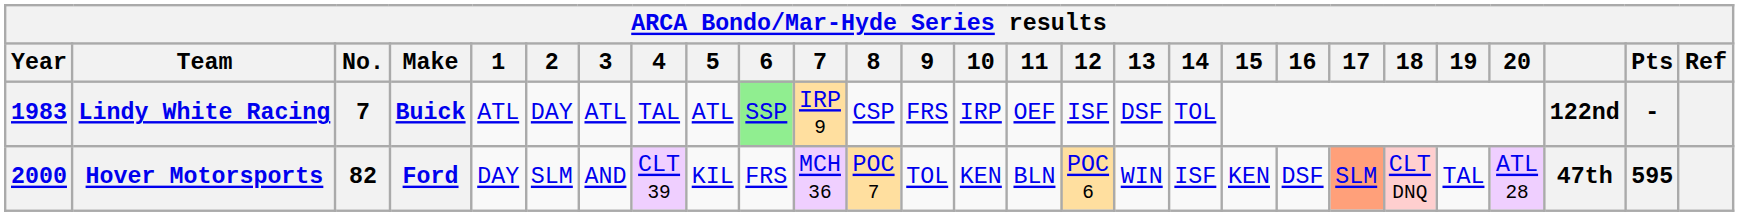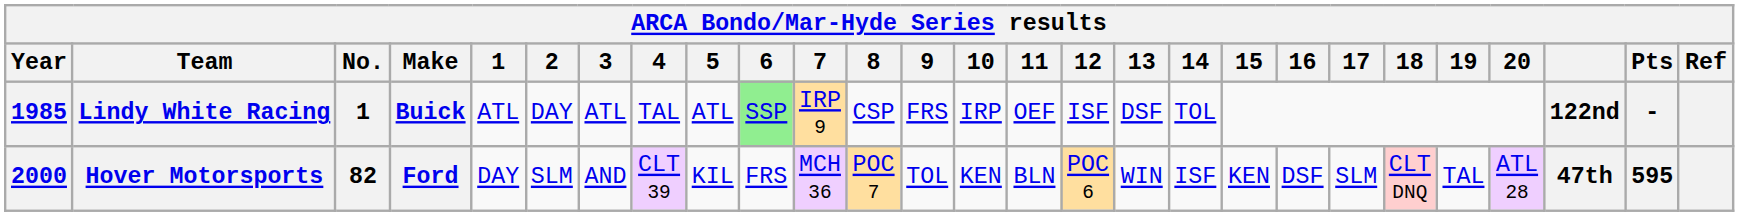(39, 113) 1983 -> (39, 113) 1985
(363, 113) 7 -> (363, 113) 1
(1356, 177) lightsalmon background -> (1356, 177) no background
